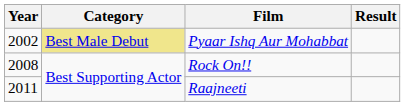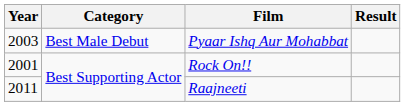(23, 40) 2002 -> (23, 40) 2003
(97, 40) khaki background -> (97, 40) no background
(23, 64) 2008 -> (23, 64) 2001
